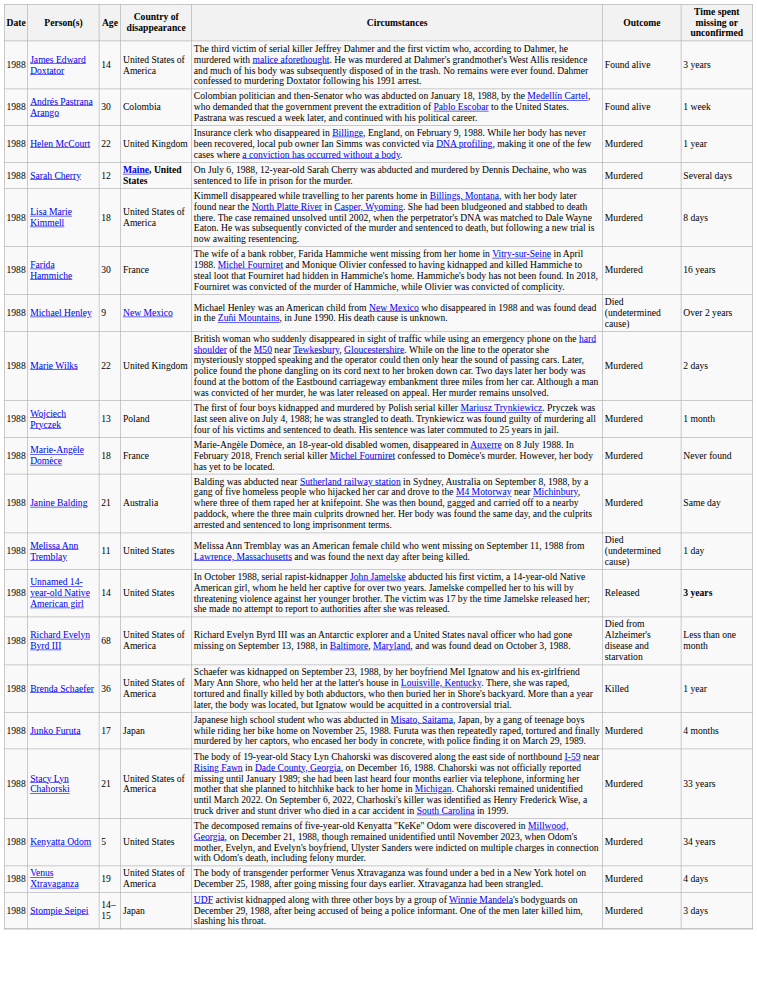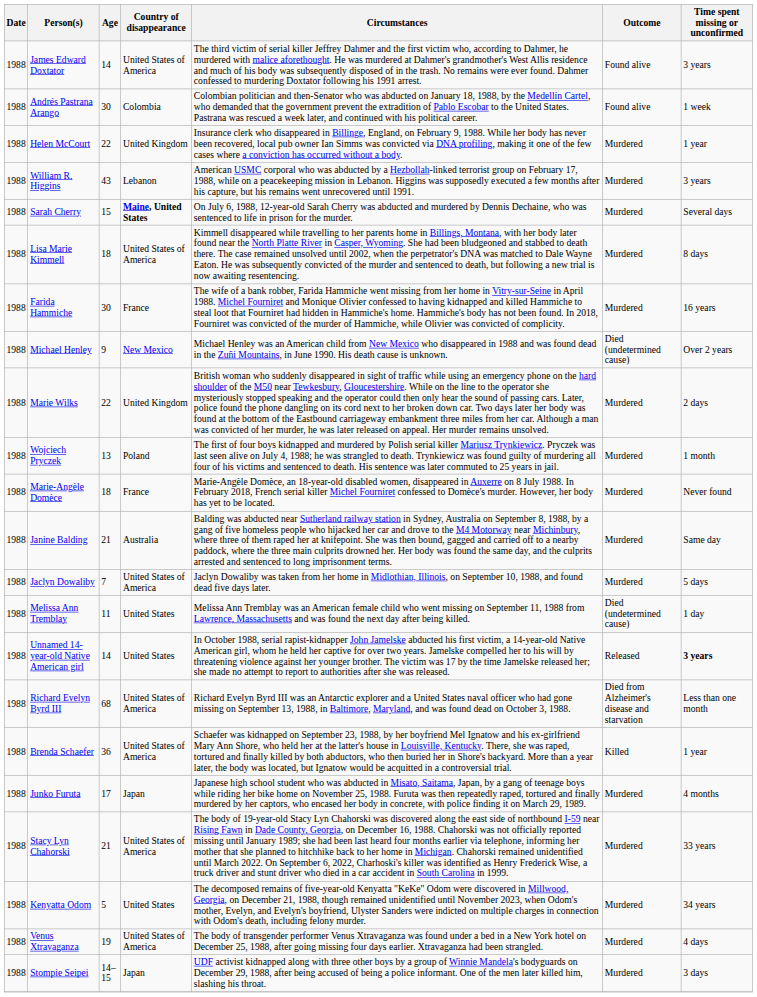+ row: (51, 181)
(106, 175) 12 -> (106, 212) 15
+ row: (63, 582)
